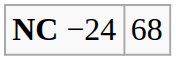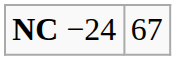(147, 29) 68 -> (147, 29) 67
